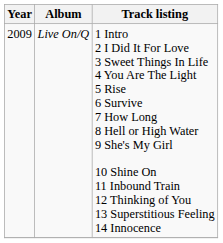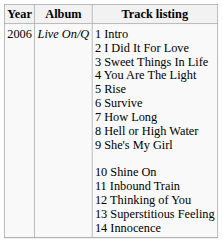(20, 33) 2009 -> (20, 33) 2006
